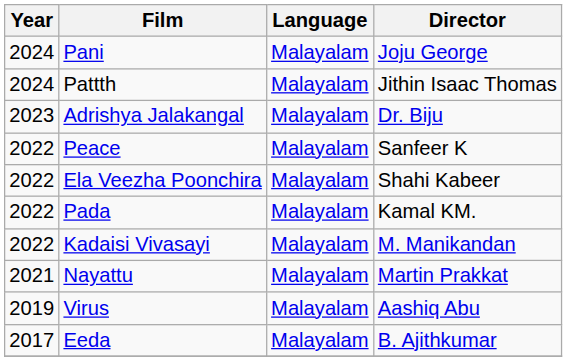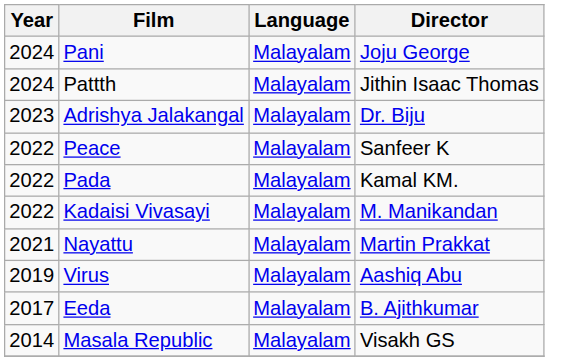- row: (163, 180)
+ row: (138, 340)
